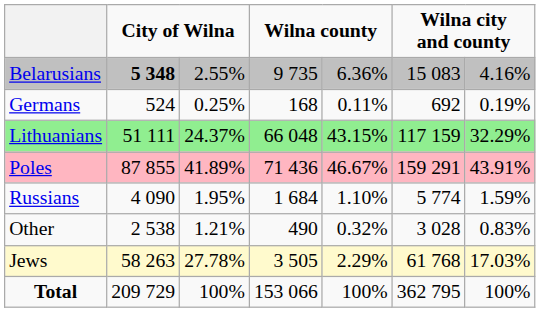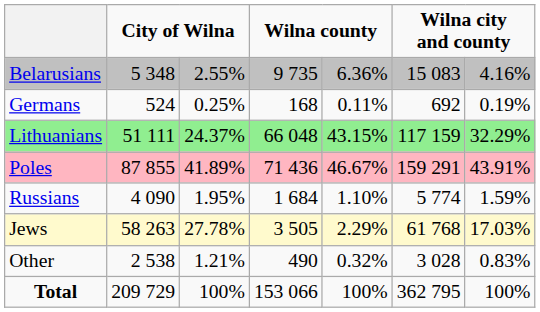(153, 73) bold -> (153, 73) normal
rows swapped: (28, 260) <-> (32, 229)
